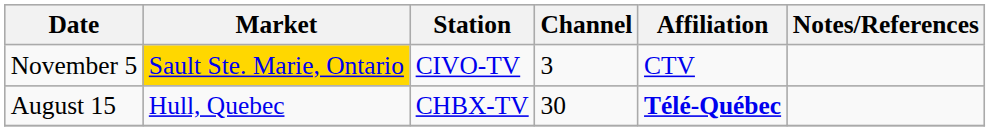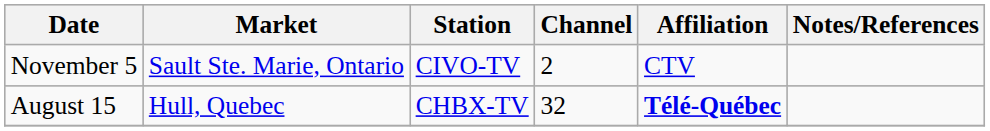(276, 65) gold background -> (276, 65) no background
(547, 65) 3 -> (547, 65) 2
(553, 105) 30 -> (553, 105) 32
